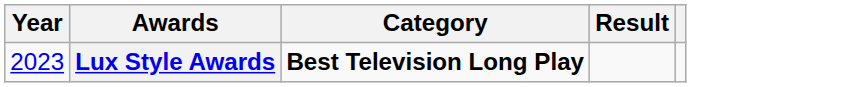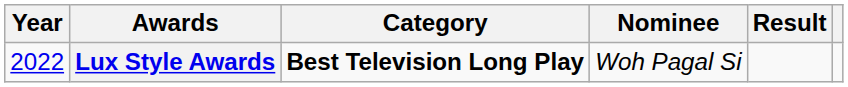+ column: (668, 23)
(37, 61) 2023 -> (37, 61) 2022
